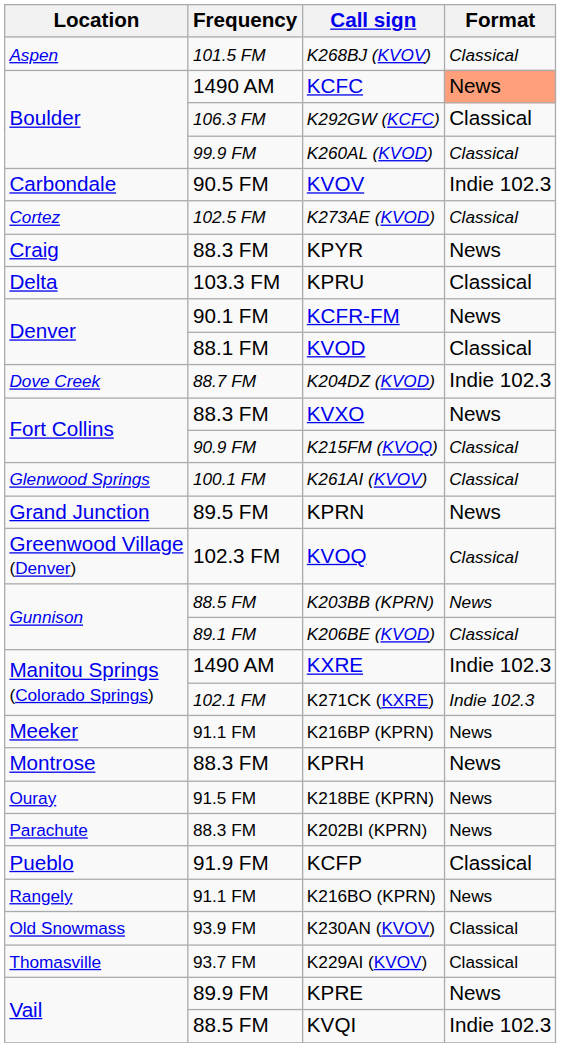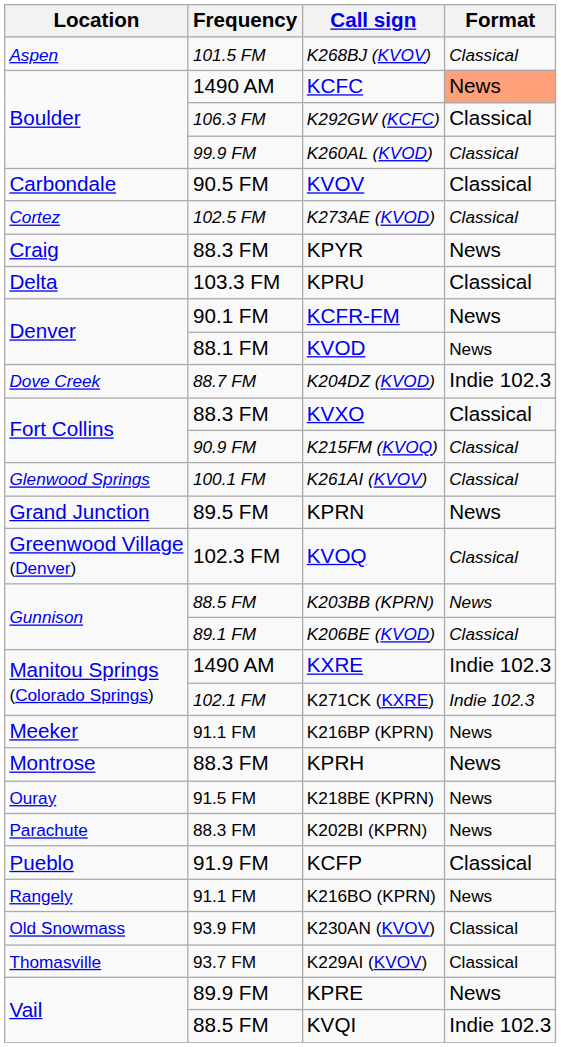(500, 184) Indie 102.3 -> (490, 184) Classical
(490, 348) Classical -> (471, 349) News
(475, 413) News -> (490, 413) Classical
